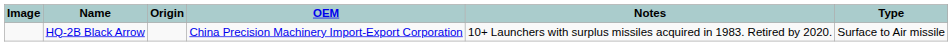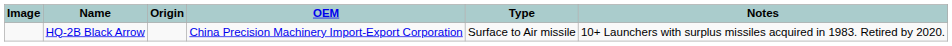columns swapped: (891, 13) <-> (650, 13)
